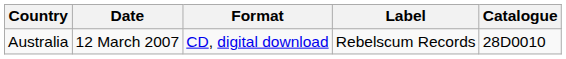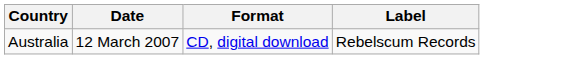- column: (520, 16)
